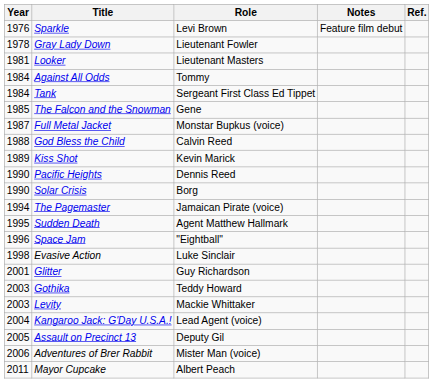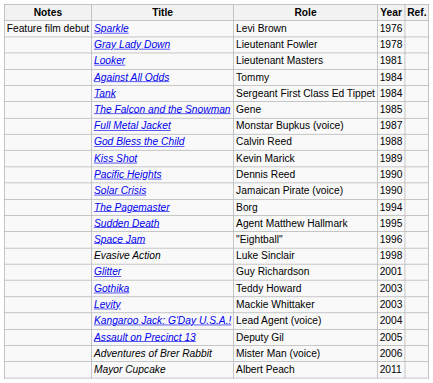columns swapped: (18, 12) <-> (361, 12)
(187, 191) Borg -> (290, 191) Jamaican Pirate (voice)
(230, 207) Jamaican Pirate (voice) -> (247, 207) Borg
